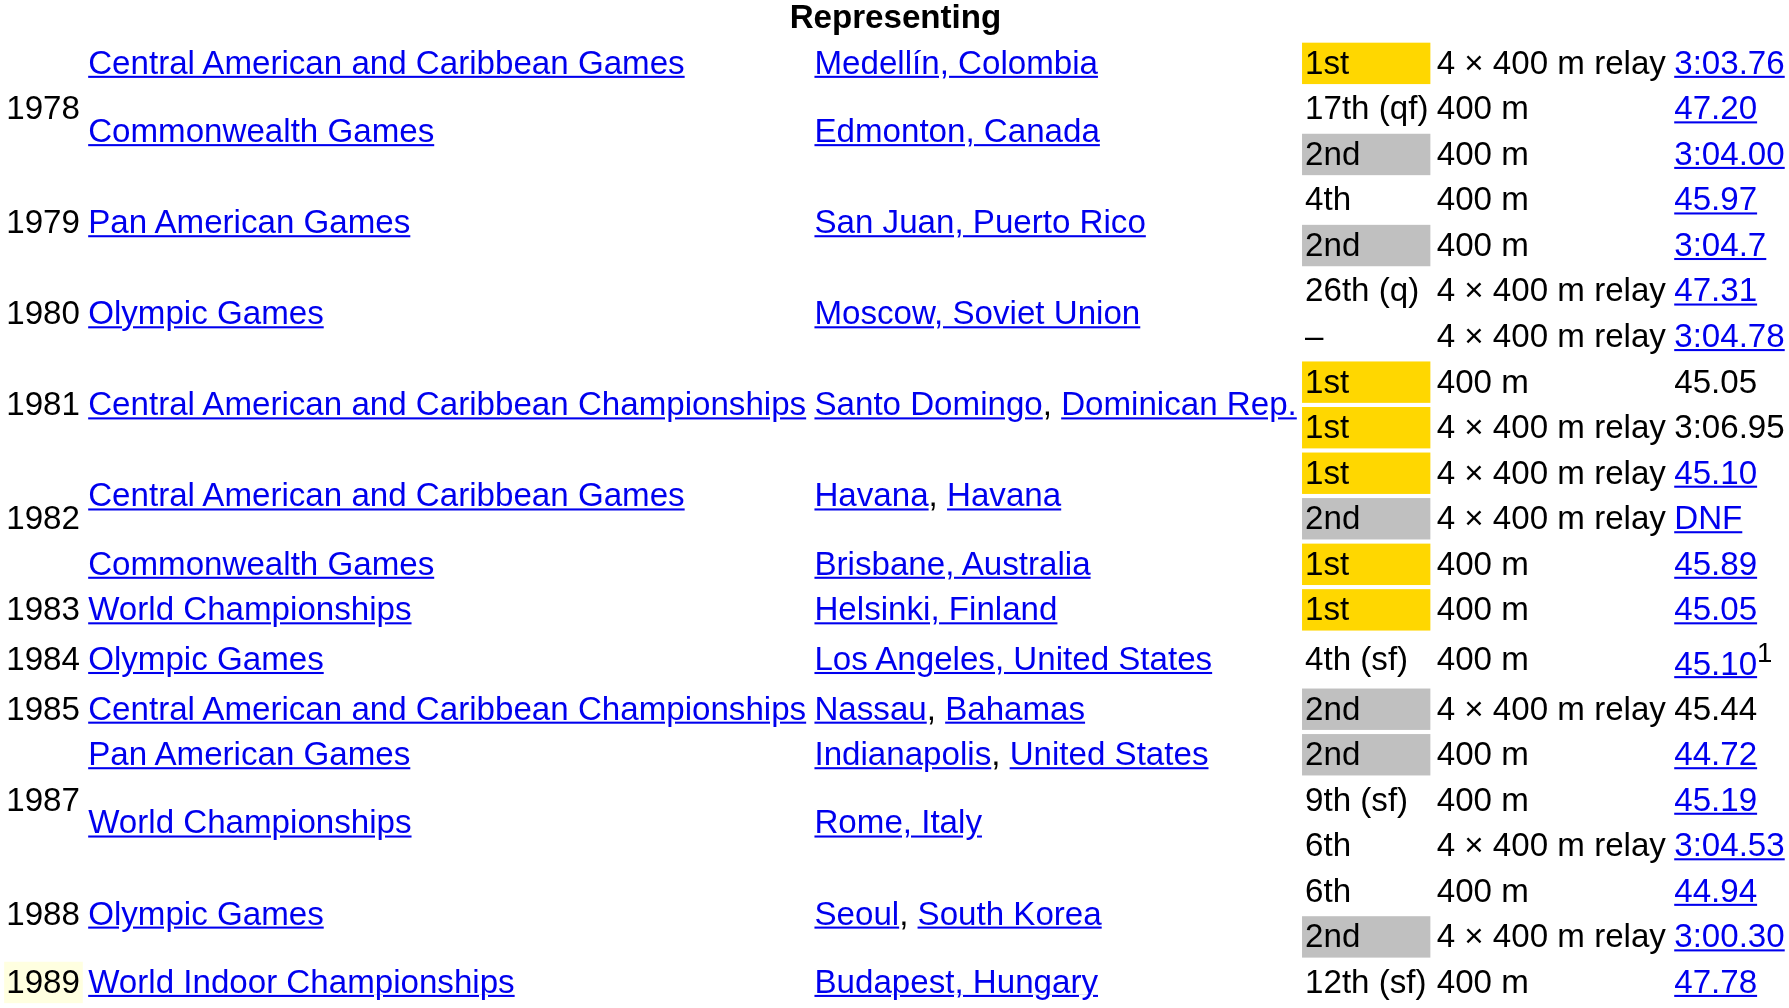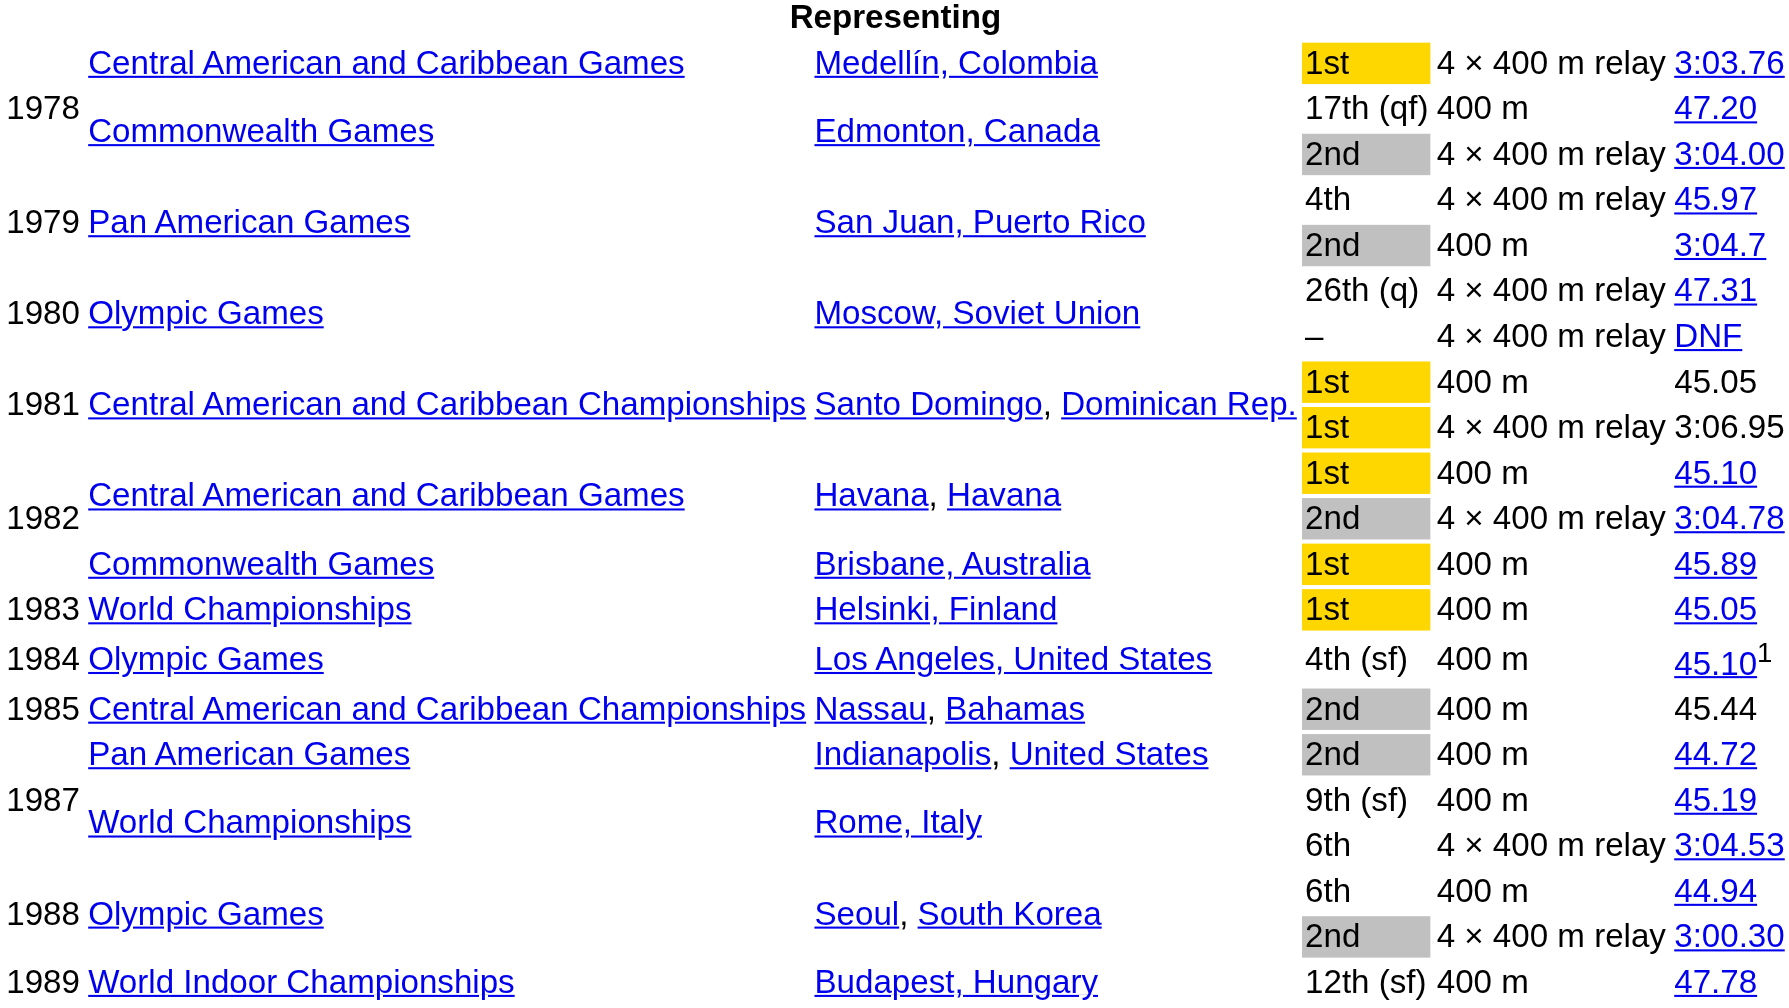(1483, 153) 400 m -> (1551, 153) 4 × 400 m relay
(1483, 199) 400 m -> (1551, 199) 4 × 400 m relay
(1729, 336) 3:04.78 -> (1708, 336) DNF
(1551, 472) 4 × 400 m relay -> (1483, 472) 400 m
(1708, 518) DNF -> (1729, 518) 3:04.78
(1551, 709) 4 × 400 m relay -> (1483, 709) 400 m
(43, 982) lightyellow background -> (43, 982) no background
